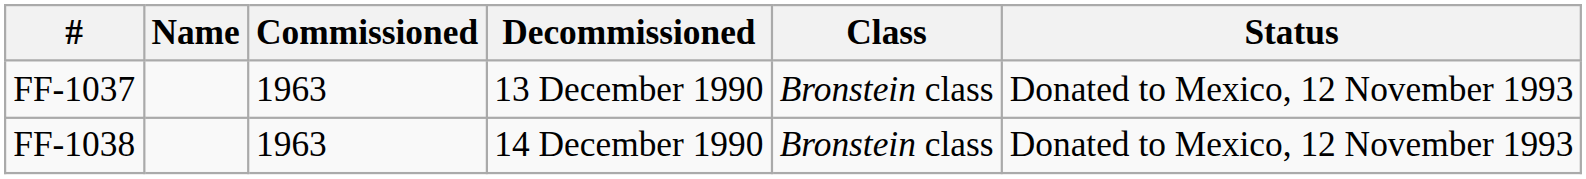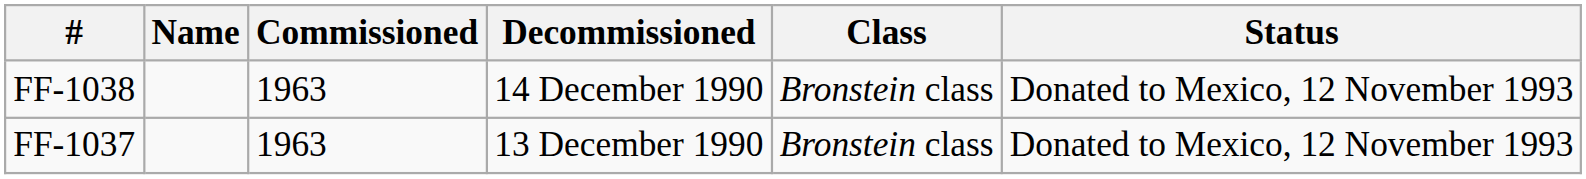rows swapped: (74, 88) <-> (74, 144)
